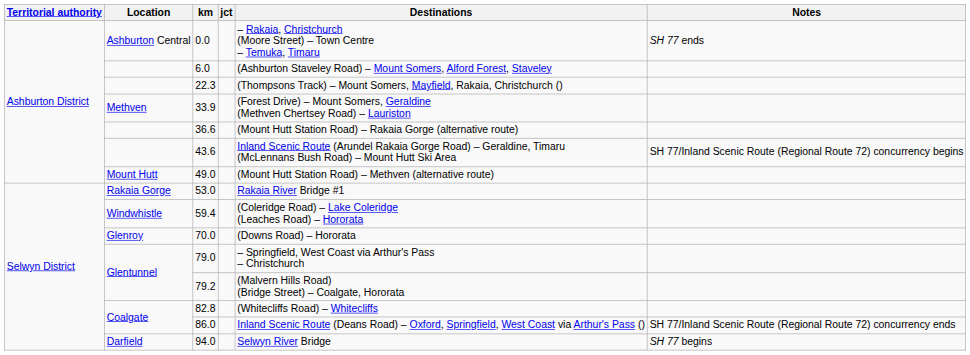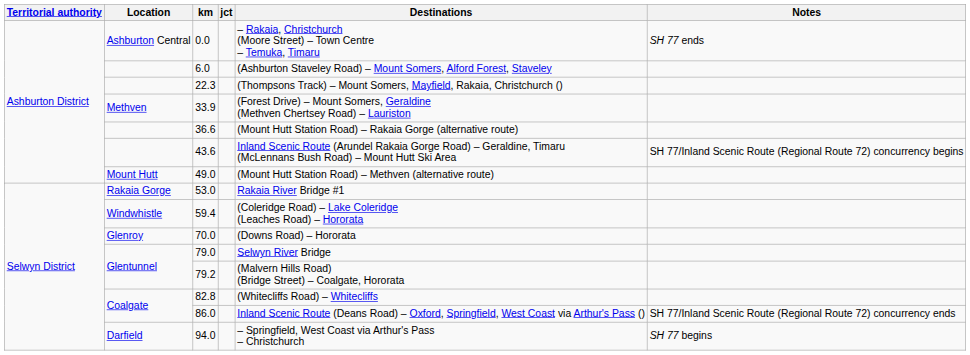(336, 258) – Springfield, West Coast via Arthur's Pass – Christchurch -> (284, 252) Selwyn River Bridge
(284, 342) Selwyn River Bridge -> (336, 336) – Springfield, West Coast via Arthur's Pass – Christchurch
